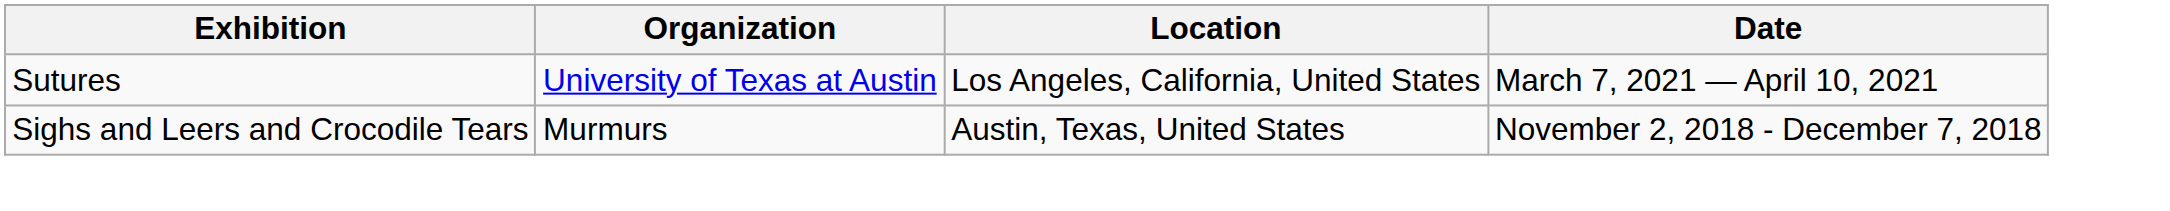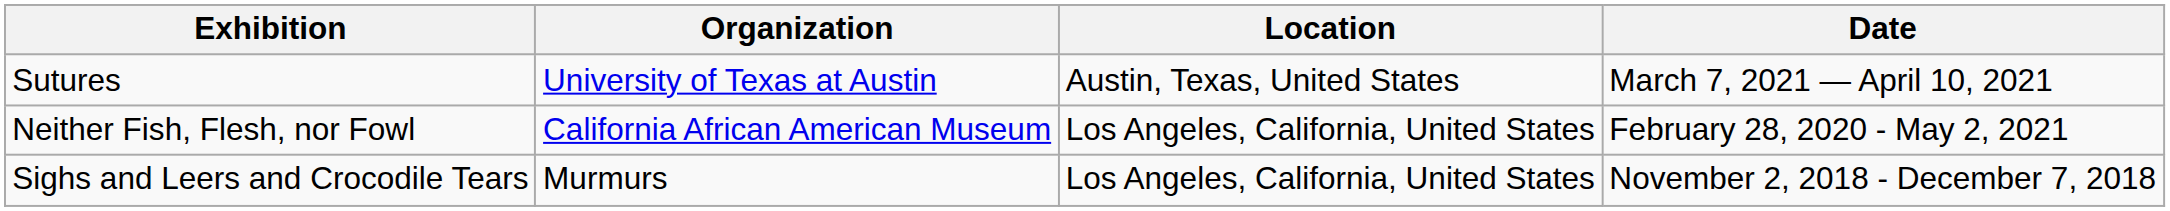(1216, 79) Los Angeles, California, United States -> (1262, 79) Austin, Texas, United States
+ row: (214, 129)
(1148, 129) Austin, Texas, United States -> (1330, 179) Los Angeles, California, United States
